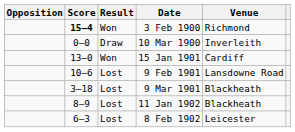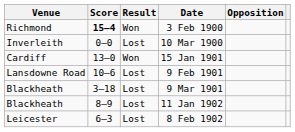columns swapped: (35, 12) <-> (244, 12)
(111, 42) Draw -> (134, 42) Lost
